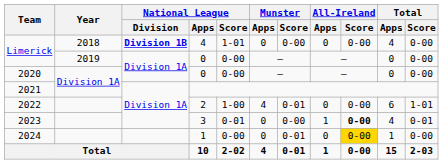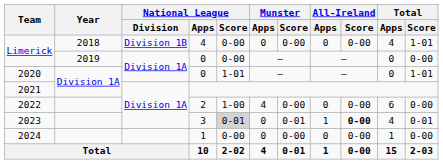(156, 43) bold -> (156, 43) normal
(233, 43) 1-01 -> (233, 43) 0-00
(422, 43) 0-00 -> (422, 43) 1-01
(233, 74) 0-00 -> (233, 74) 1-01
(422, 74) 0-00 -> (422, 74) 1-01
(294, 105) 0-01 -> (294, 105) 0-00
(422, 105) 1-01 -> (422, 105) 0-00
(233, 120) no background -> (233, 120) lightgrey background
(294, 120) 0-00 -> (294, 120) 0-01
(294, 136) 0-01 -> (294, 136) 0-00
(359, 136) gold background -> (359, 136) no background
